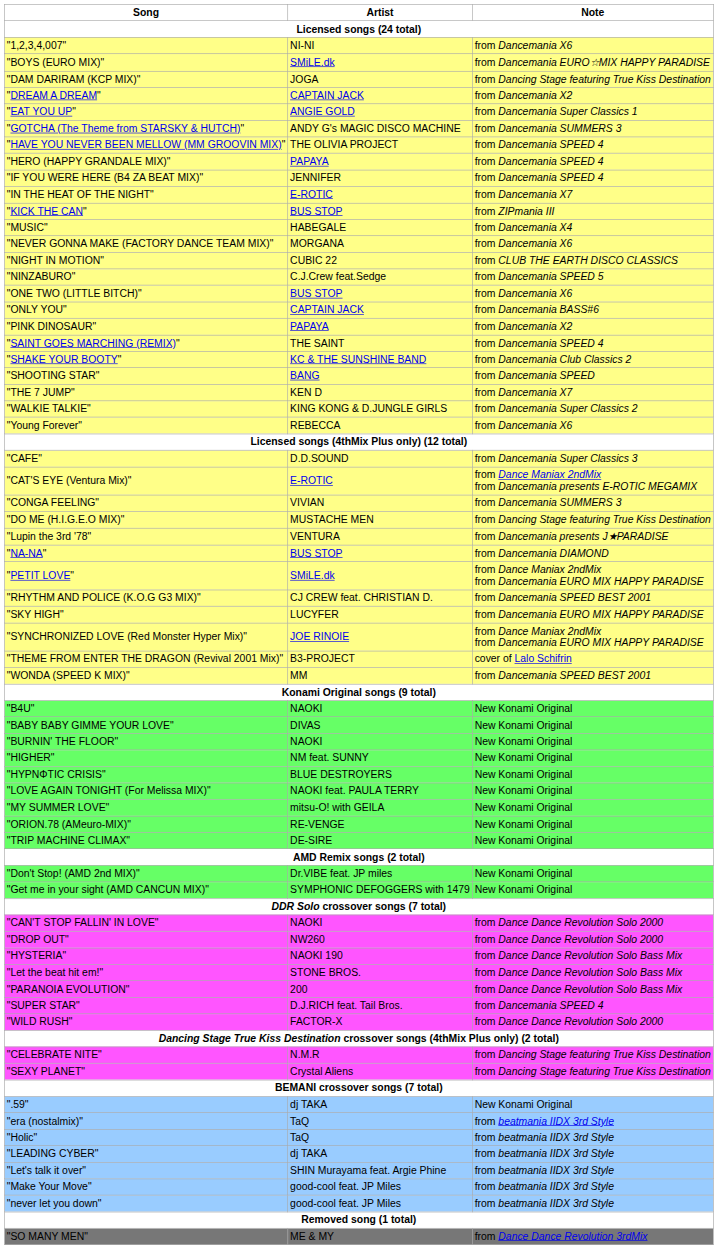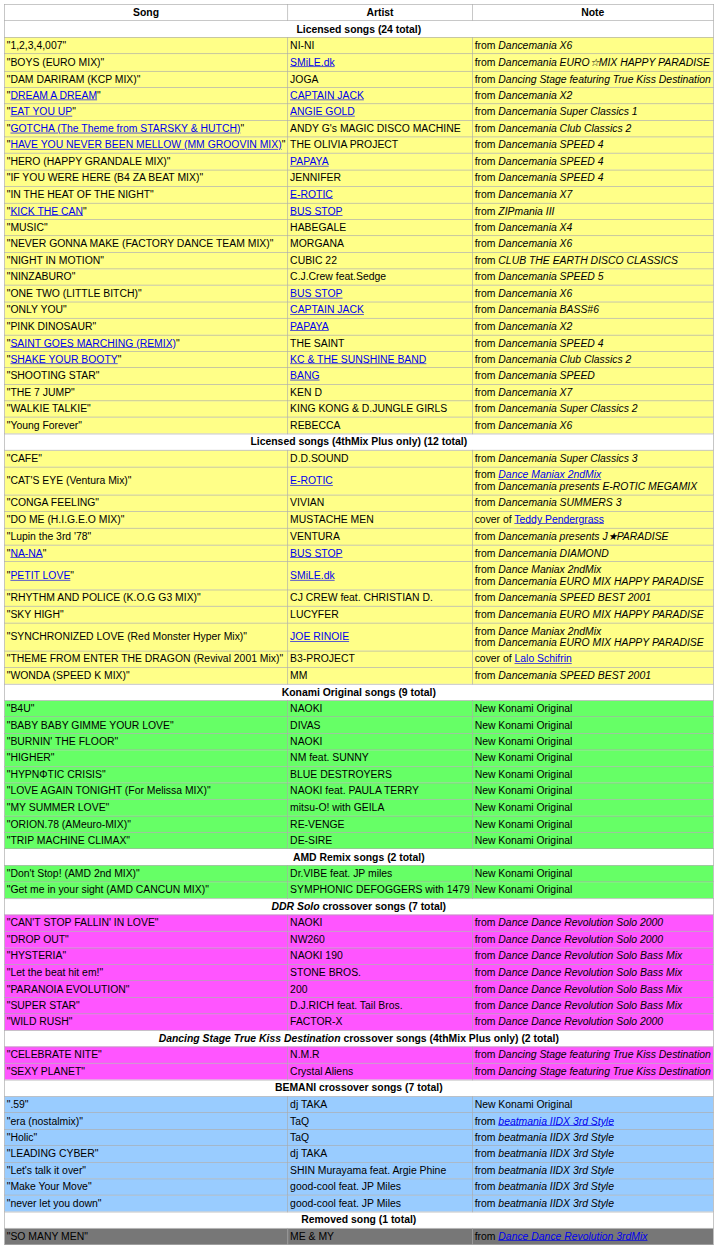(548, 128) from Dancemania SUMMERS 3 -> (553, 128) from Dancemania Club Classics 2
(593, 519) from Dancing Stage featuring True Kiss Destination -> (539, 519) cover of Teddy Pendergrass
(539, 1005) from Dancemania SPEED 4 -> (578, 1005) from Dance Dance Revolution Solo Bass Mix
